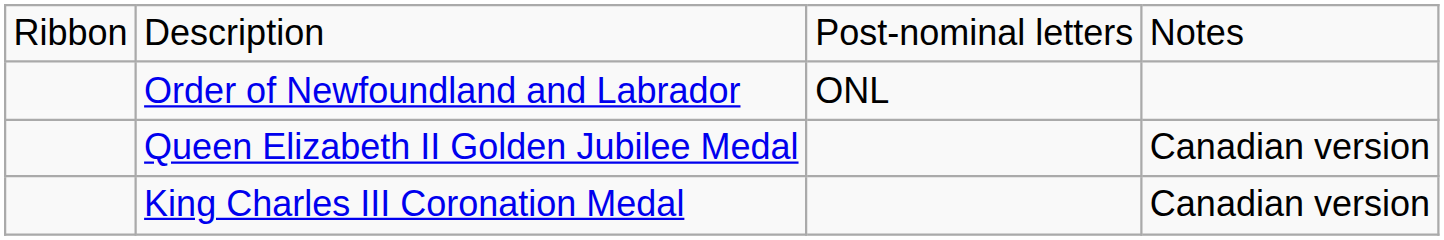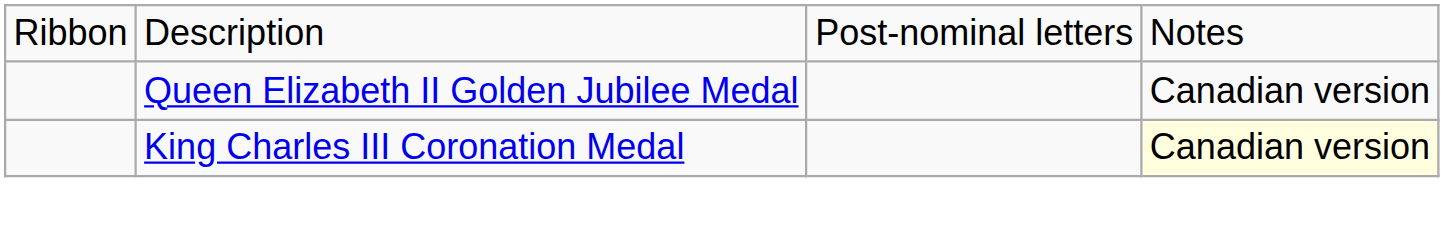- row: (442, 90)
(1290, 204) no background -> (1290, 147) lightyellow background
